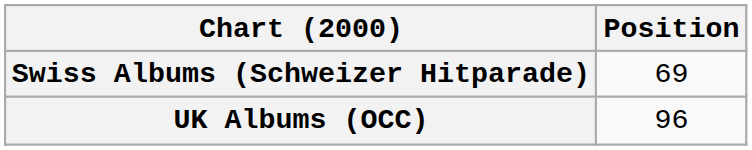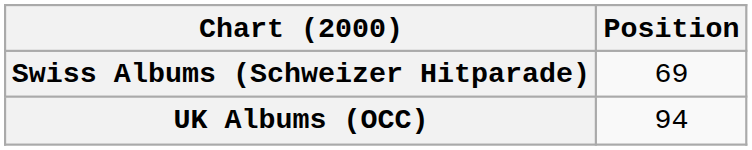(672, 121) 96 -> (672, 121) 94
